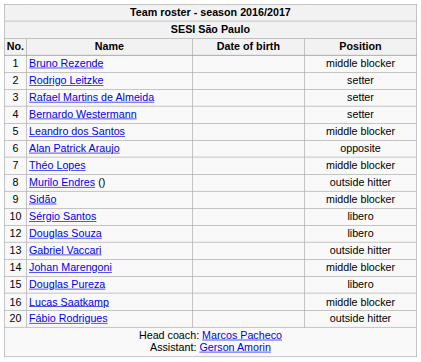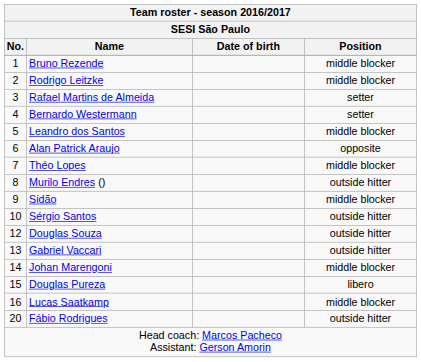(360, 81) setter -> (361, 81) middle blocker
(360, 217) libero -> (360, 217) outside hitter
(360, 234) libero -> (360, 234) outside hitter
